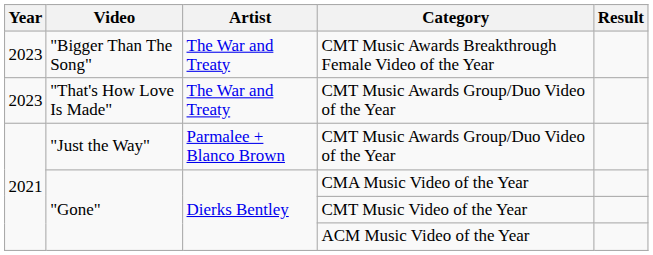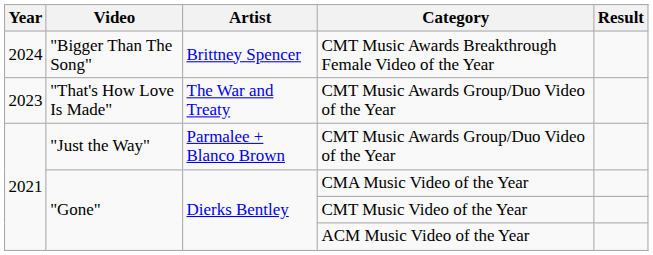(25, 54) 2023 -> (25, 54) 2024
(230, 54) The War and Treaty -> (244, 54) Brittney Spencer
